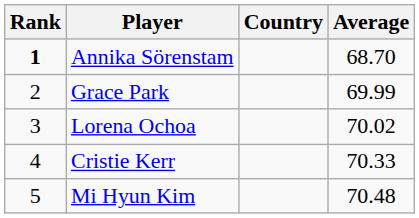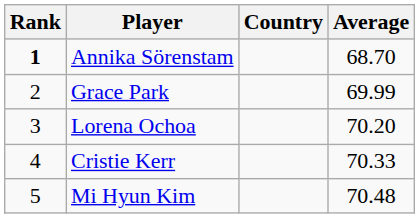(371, 126) 70.02 -> (371, 126) 70.20
